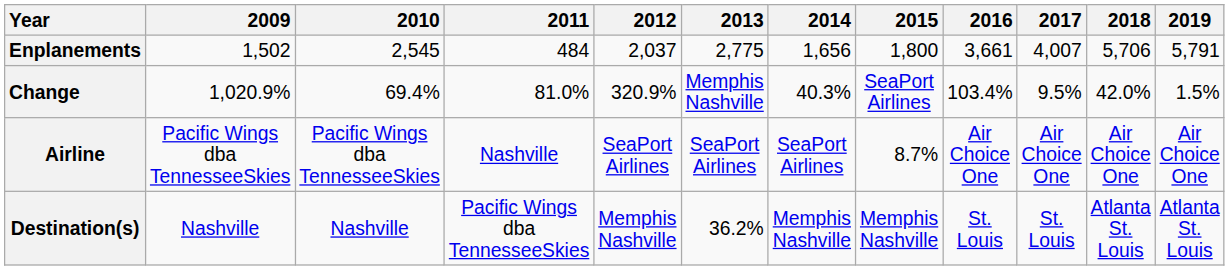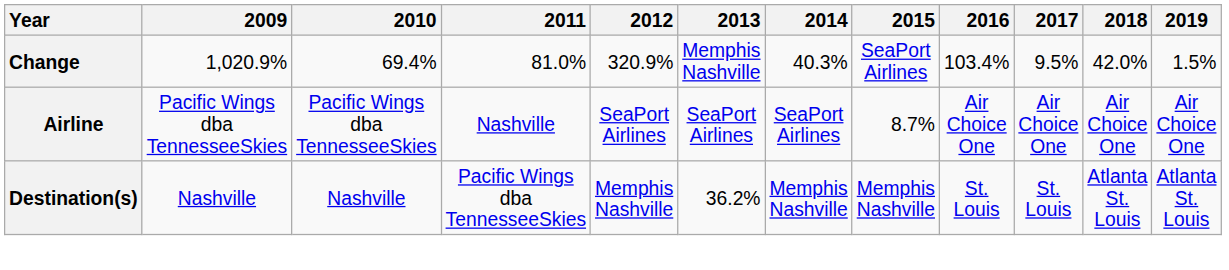- row: (75, 51)
